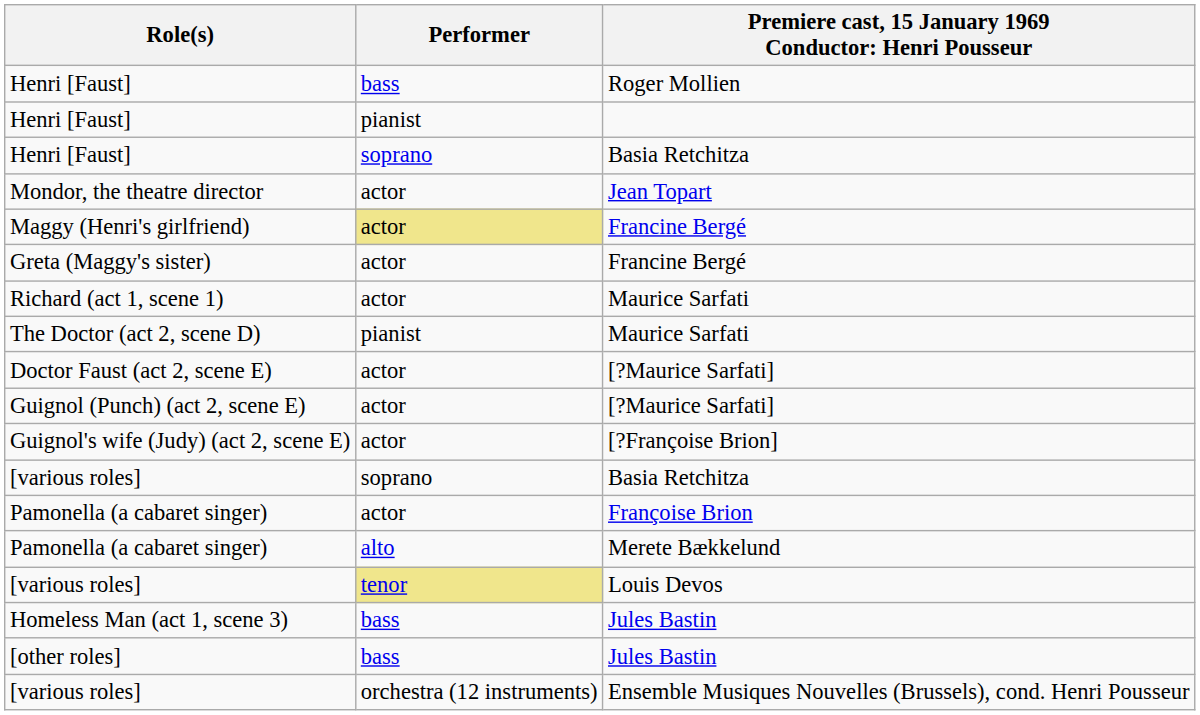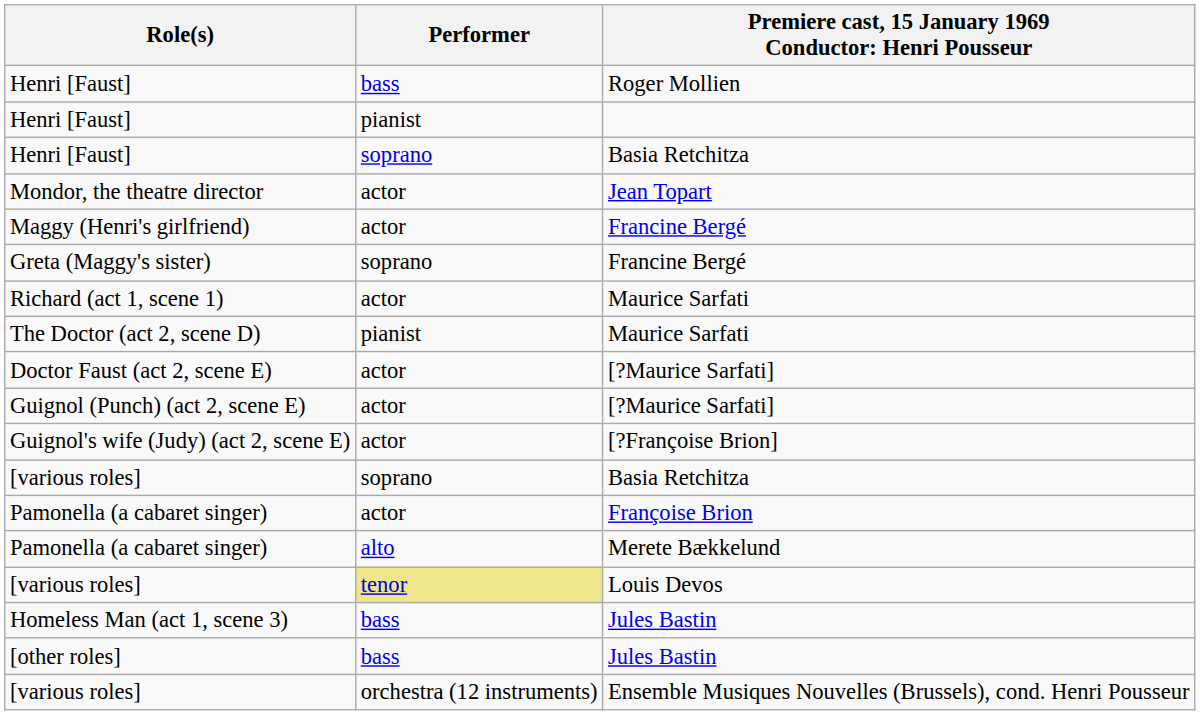(383, 226) khaki background -> (383, 226) no background
(383, 262) actor -> (397, 262) soprano
